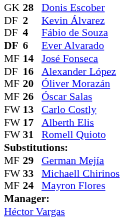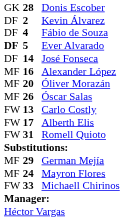(25, 45) 6 -> (25, 45) 5
(12, 58) MF -> (11, 58) DF
(11, 71) DF -> (12, 71) MF
rows swapped: (73, 186) <-> (81, 173)
